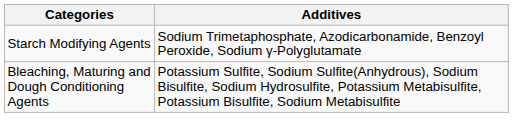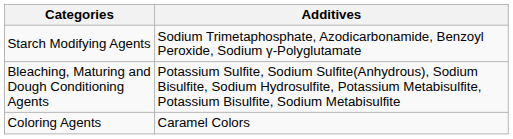+ row: (54, 123)
